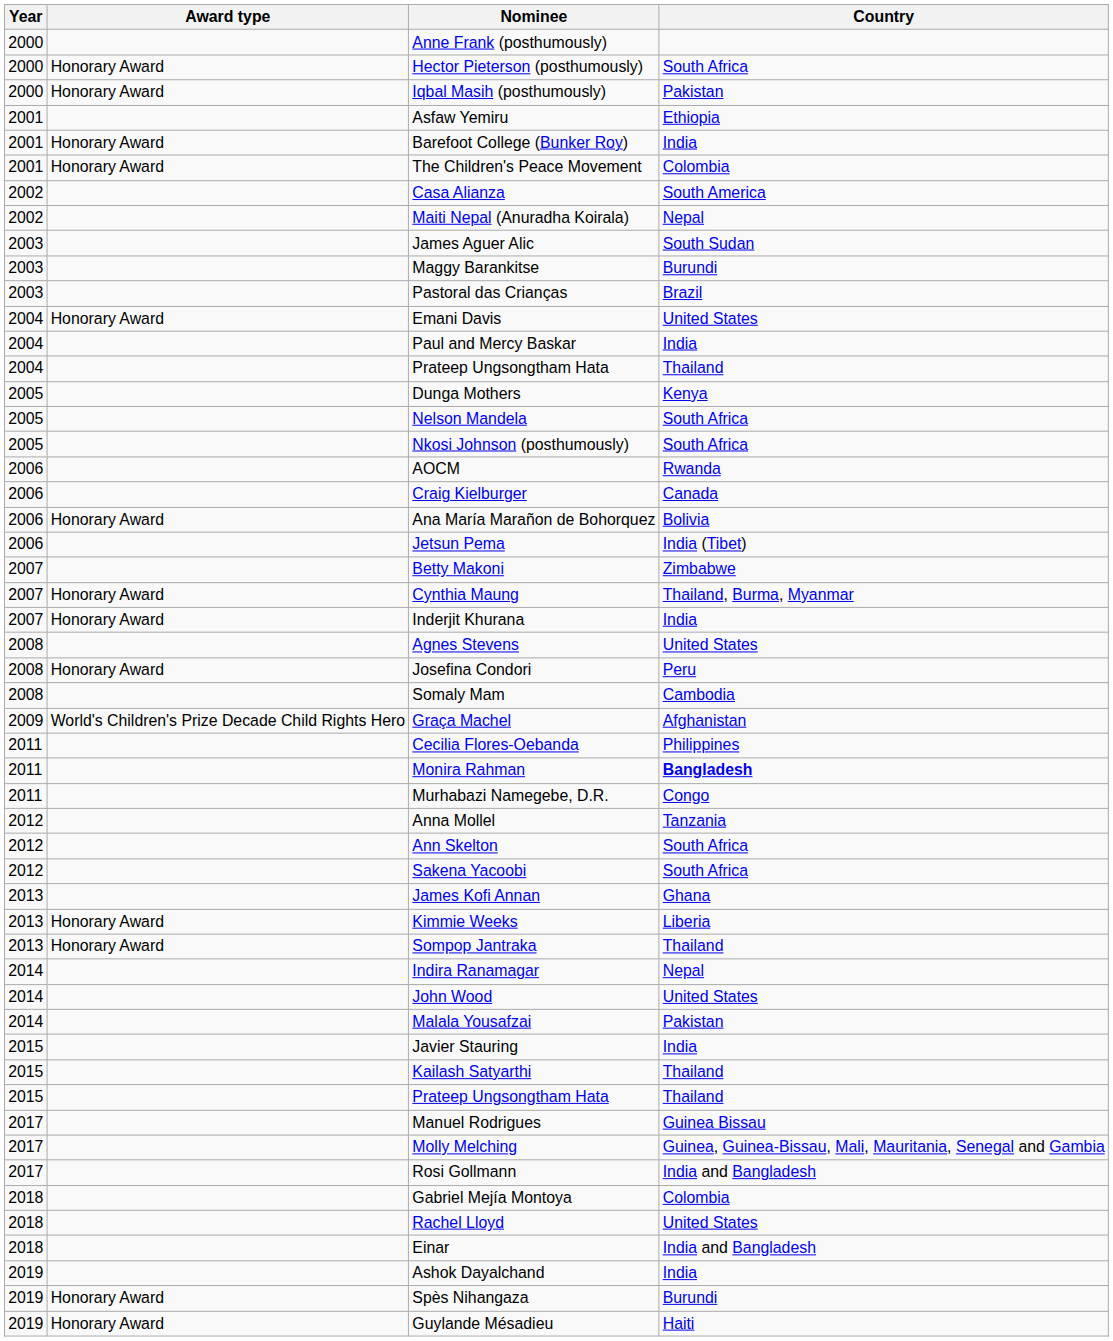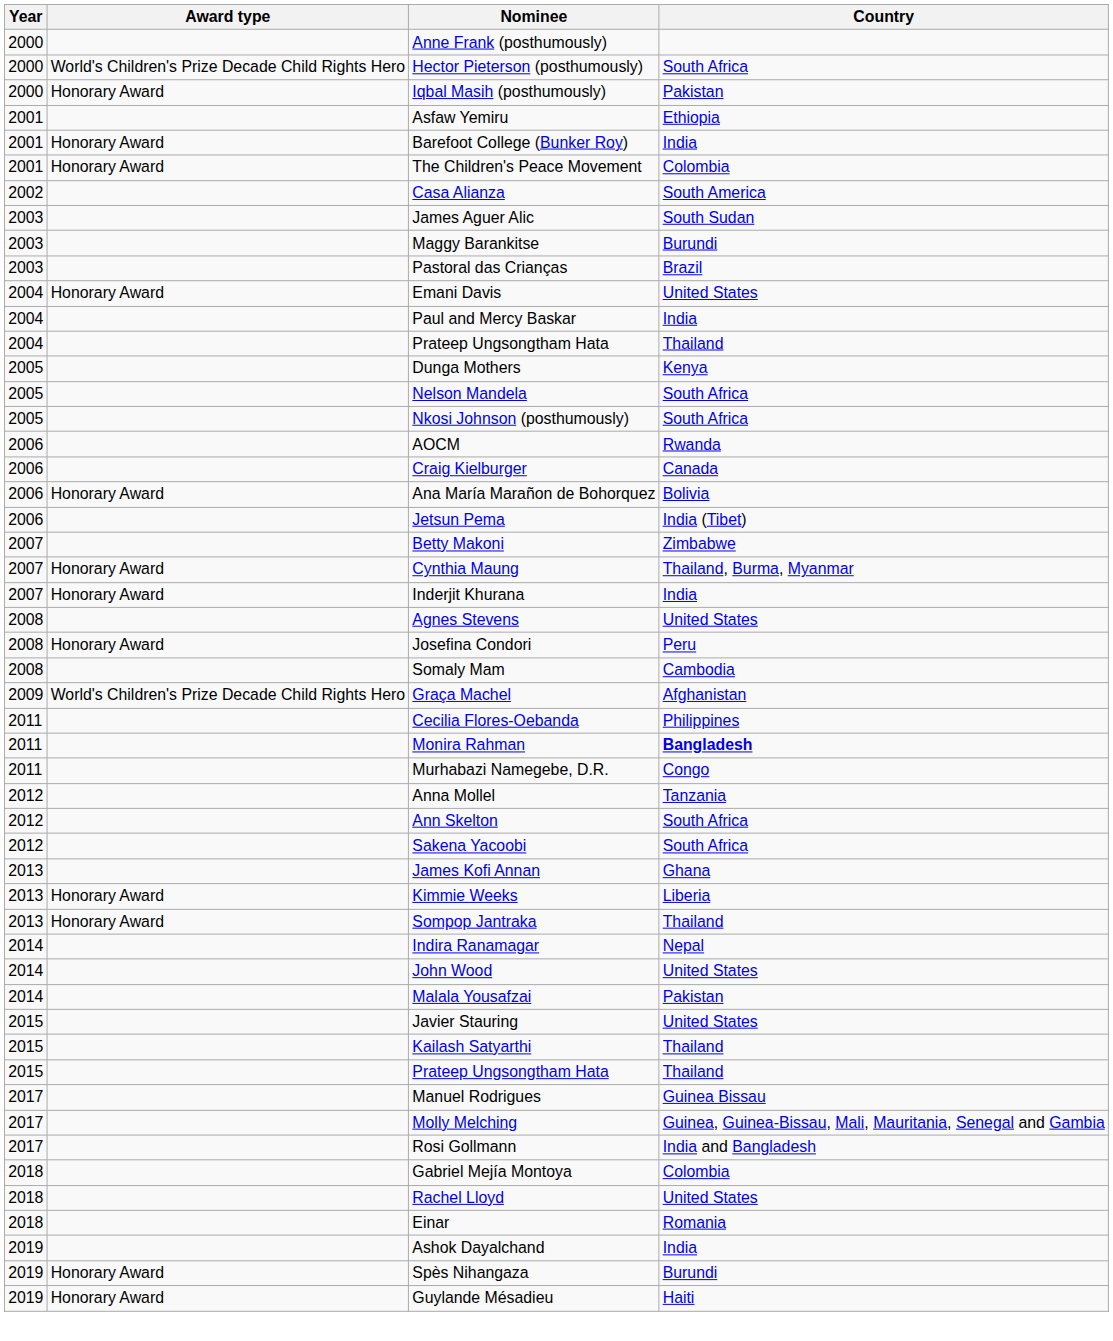(107, 67) Honorary Award -> (228, 67) World's Children's Prize Decade Child Rights Hero
- row: (26, 218)
(680, 1047) India -> (710, 1021) United States
(739, 1248) India and Bangladesh -> (694, 1222) Romania
